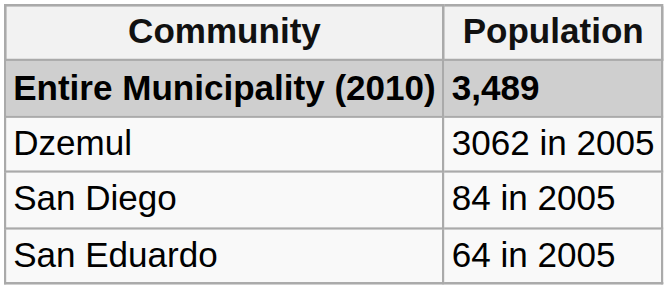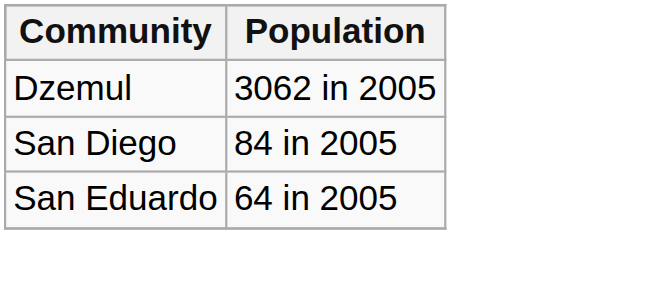- row: (224, 87)
